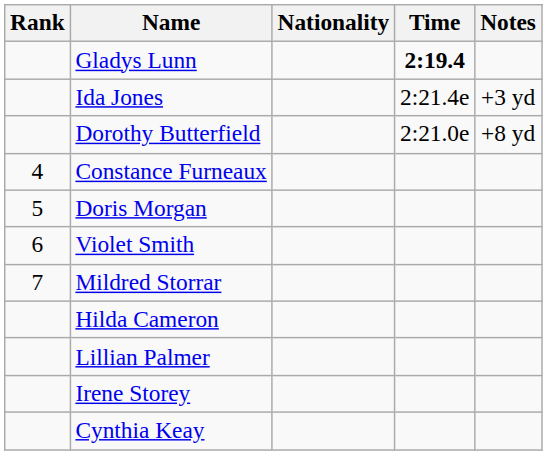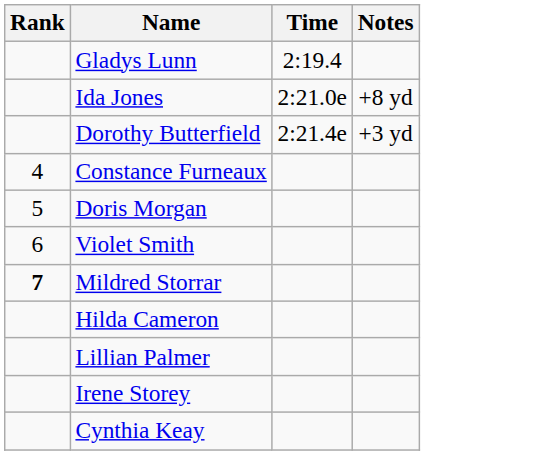- column: (333, 23)
(435, 60) bold -> (312, 60) normal
(435, 97) 2:21.4e -> (312, 97) 2:21.0e
(508, 97) +3 yd -> (386, 97) +8 yd
(435, 134) 2:21.0e -> (312, 134) 2:21.4e
(508, 134) +8 yd -> (386, 134) +3 yd
(37, 282) normal -> (37, 282) bold
